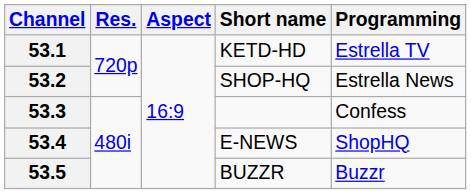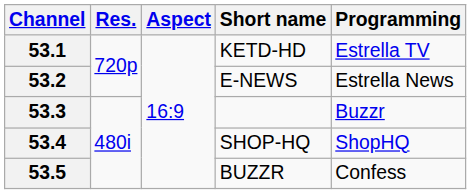(265, 81) SHOP-HQ -> (259, 81) E-NEWS
(371, 111) Confess -> (360, 111) Buzzr
(259, 142) E-NEWS -> (265, 142) SHOP-HQ
(360, 173) Buzzr -> (371, 173) Confess
